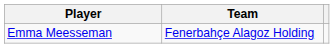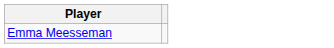- column: (243, 14)
